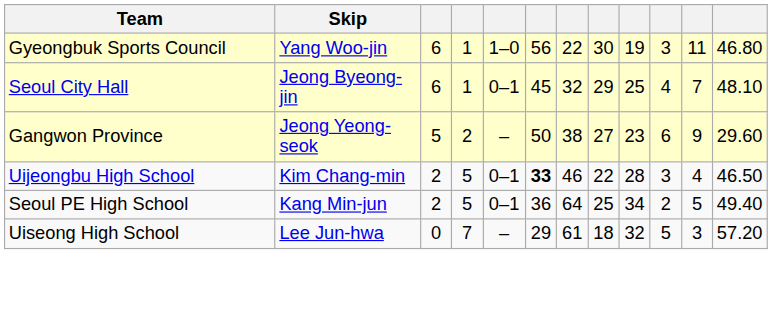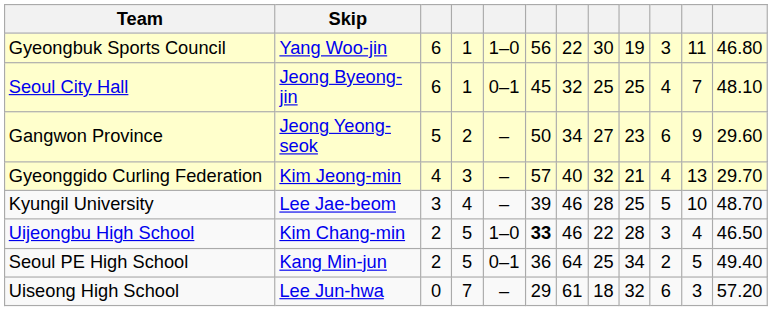(603, 87) 29 -> (603, 87) 25
(572, 136) 38 -> (572, 136) 34
+ row: (136, 175)
+ row: (81, 204)
(504, 175) 0–1 -> (504, 233) 1–0
(666, 233) 5 -> (666, 291) 6
